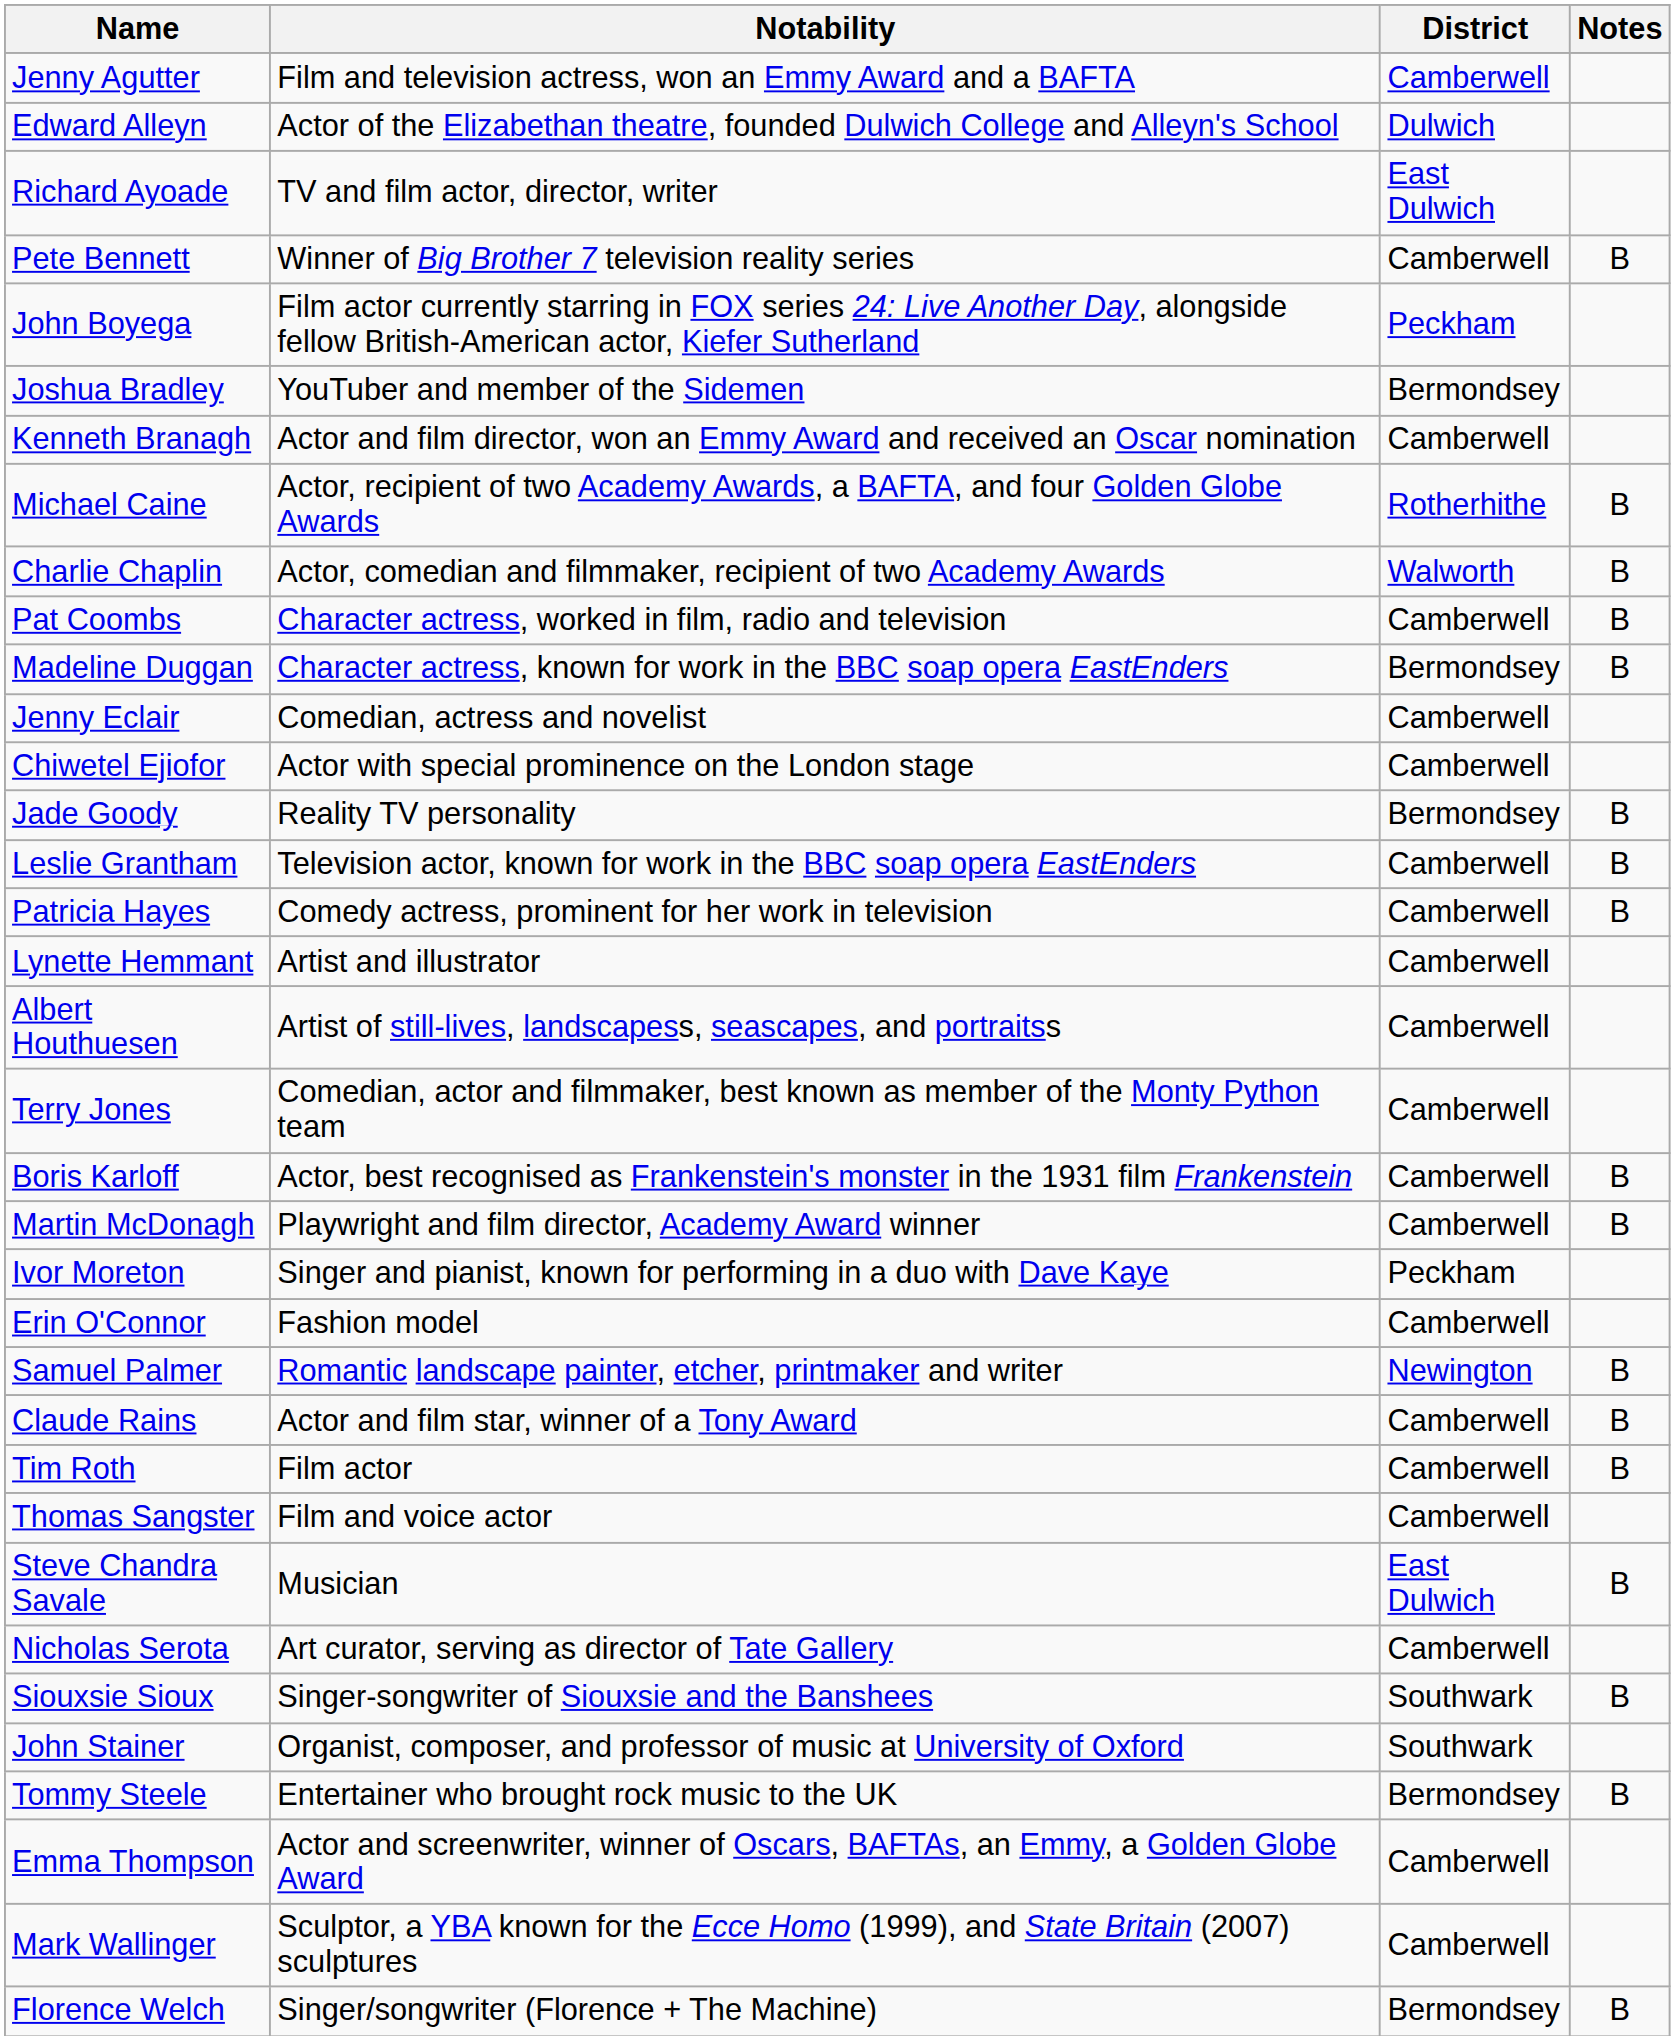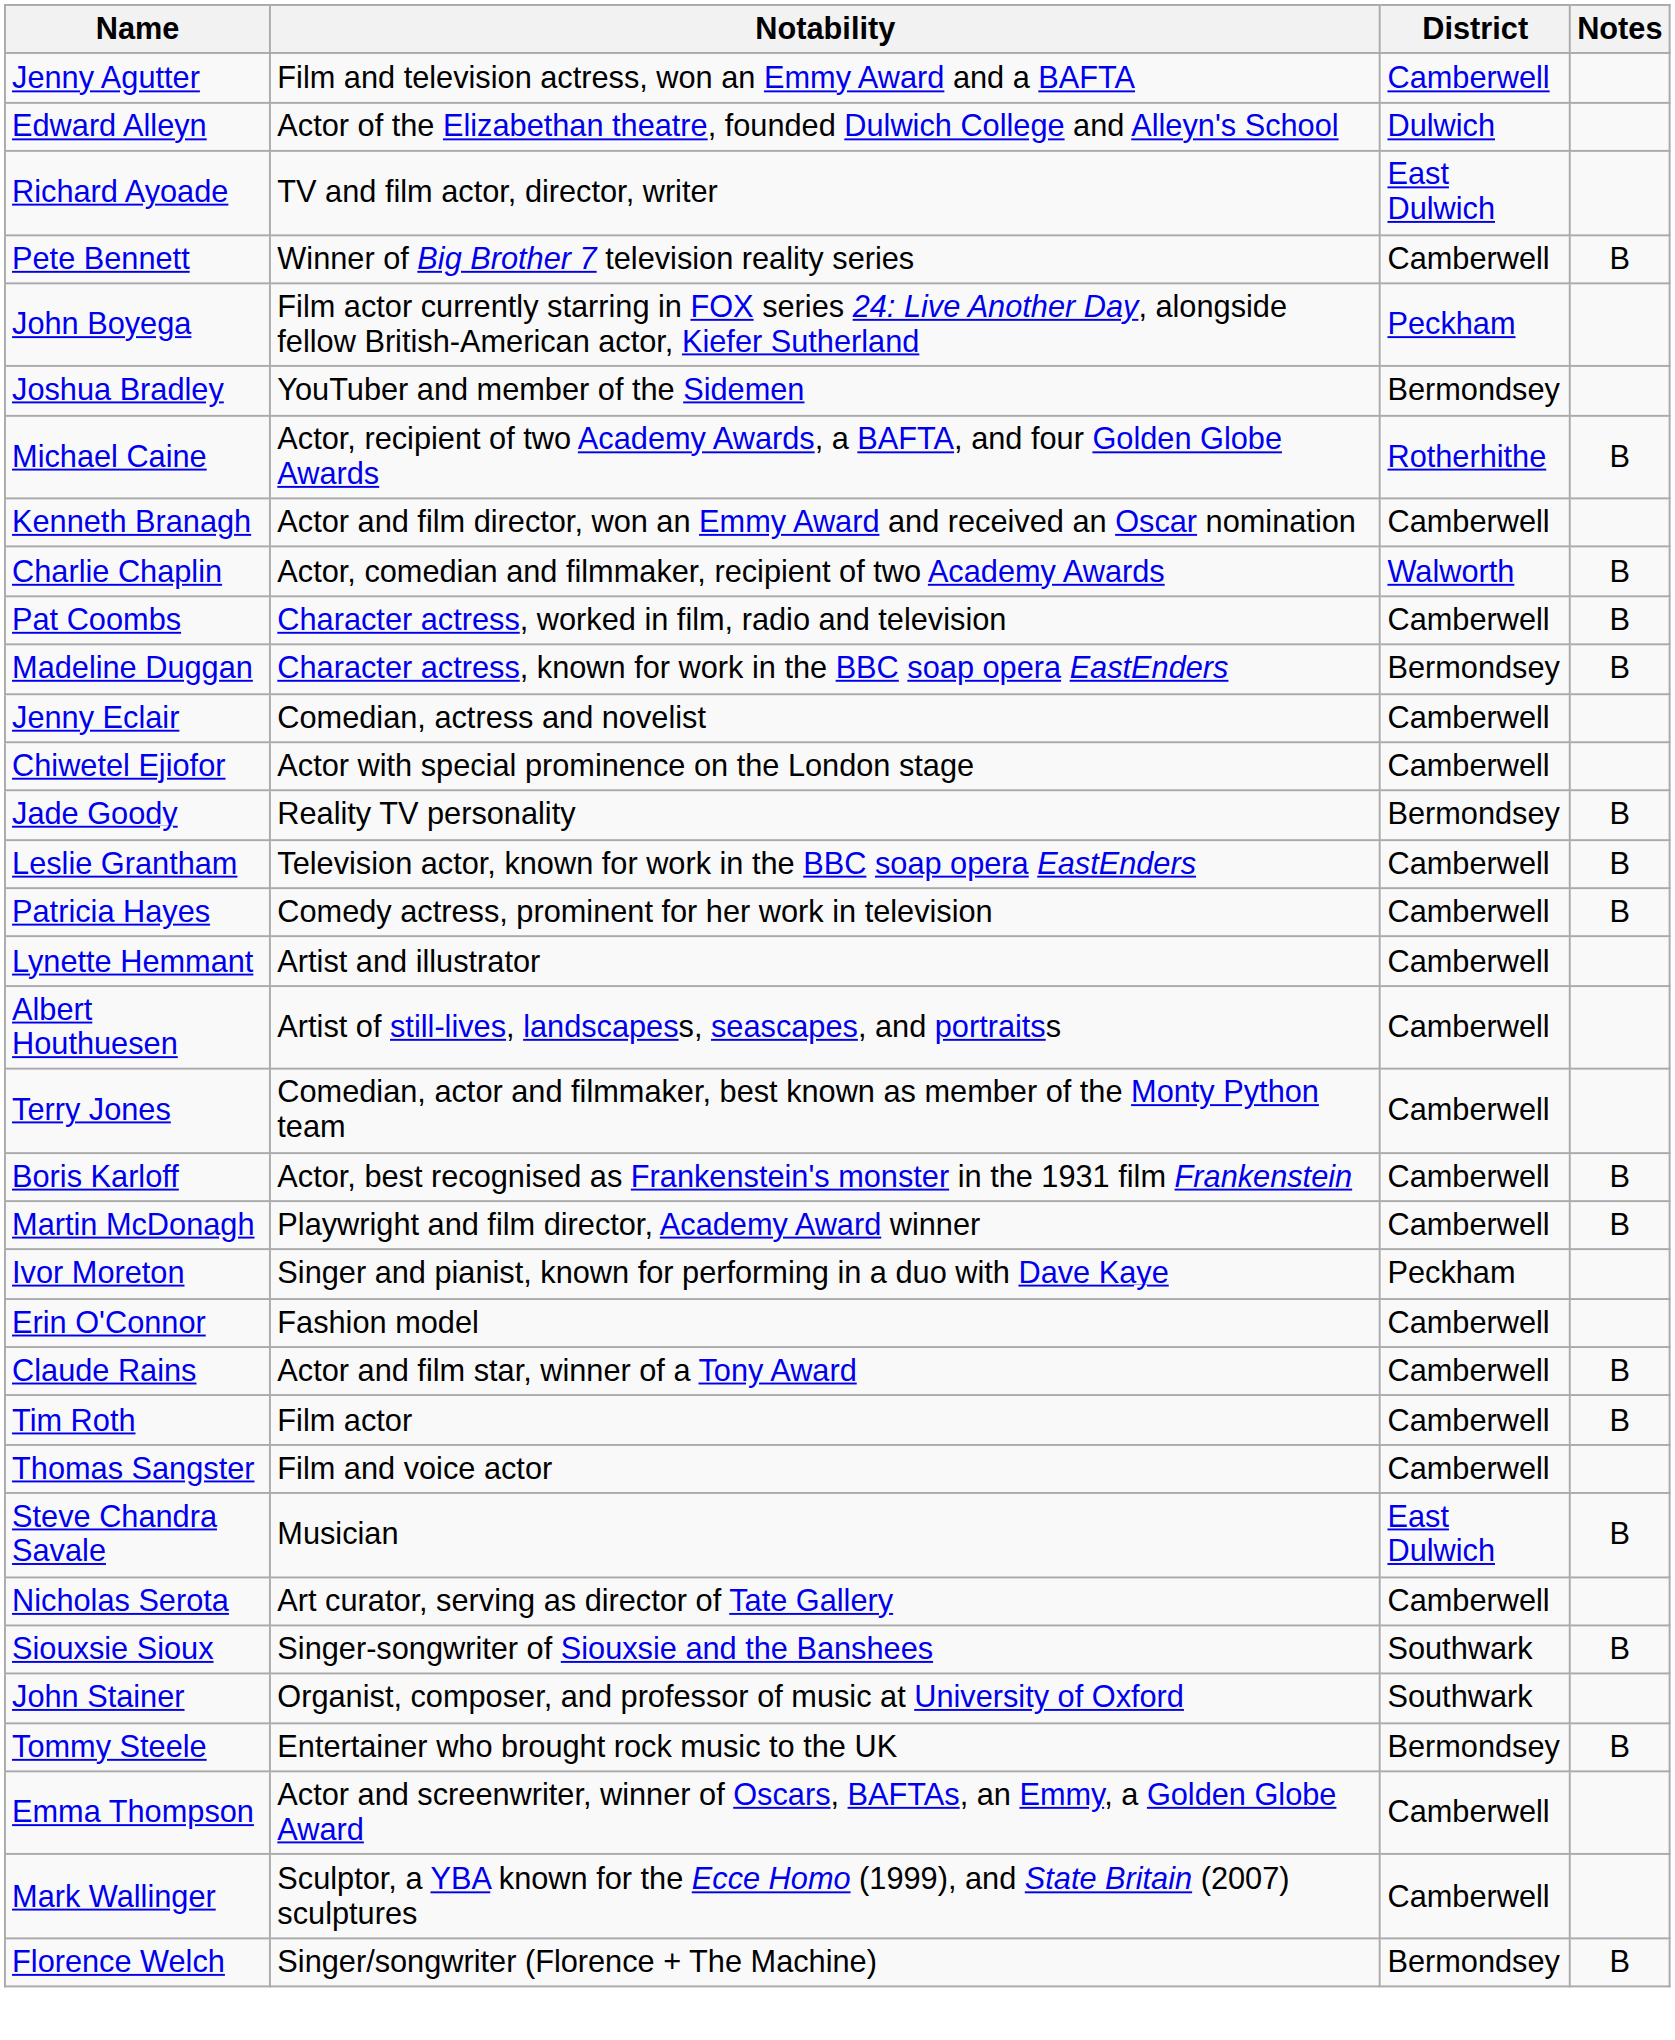rows swapped: (132, 439) <-> (109, 505)
- row: (117, 1370)
